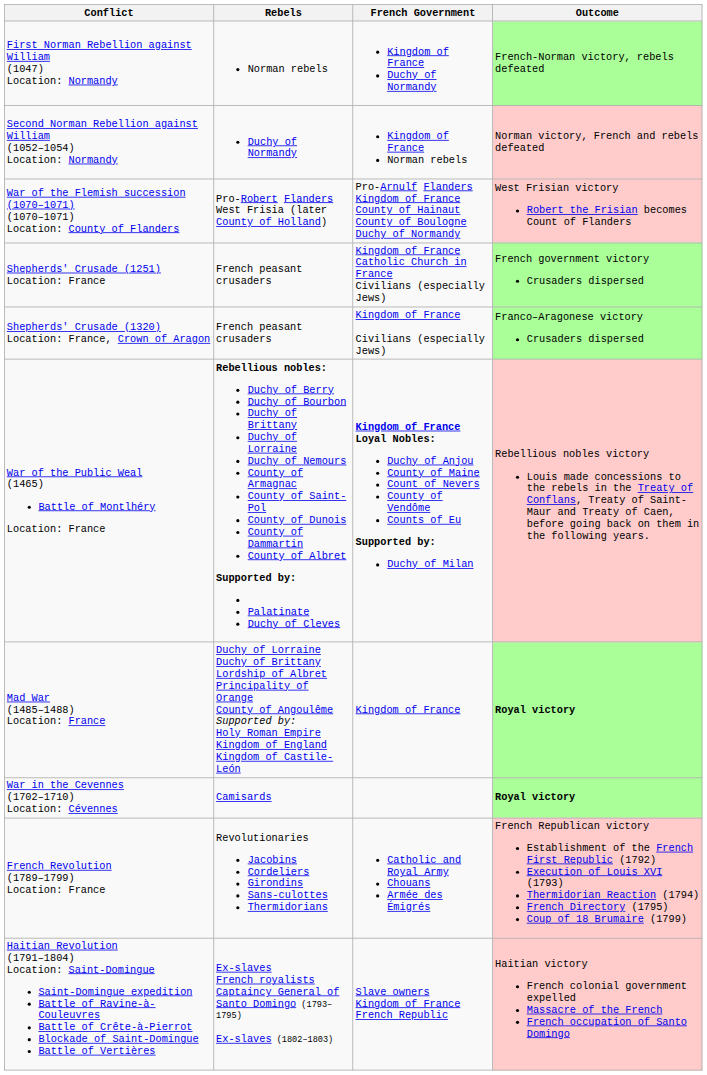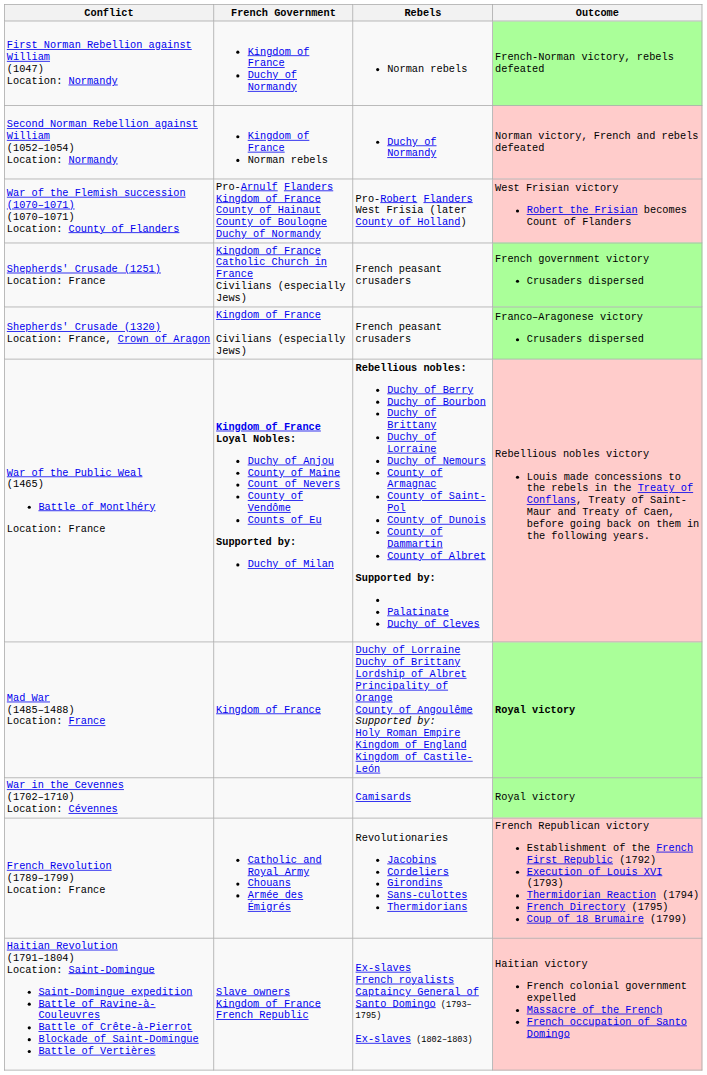columns swapped: (423, 13) <-> (283, 13)
(535, 798) bold -> (535, 798) normal
